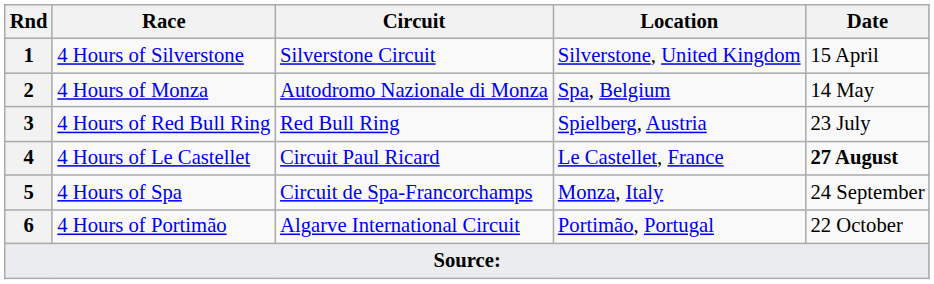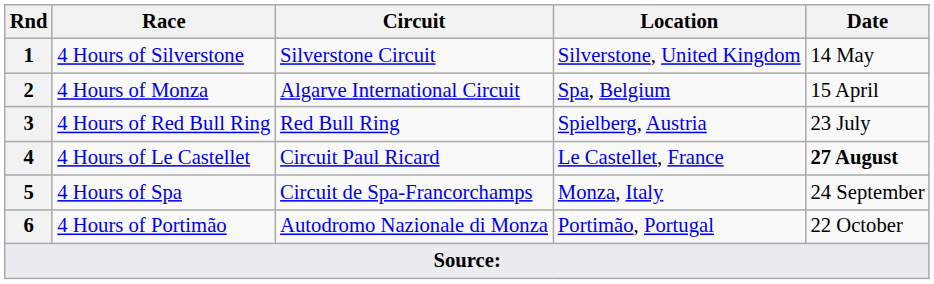(845, 55) 15 April -> (842, 55) 14 May
(414, 89) Autodromo Nazionale di Monza -> (400, 89) Algarve International Circuit
(842, 89) 14 May -> (845, 89) 15 April
(400, 225) Algarve International Circuit -> (414, 225) Autodromo Nazionale di Monza
